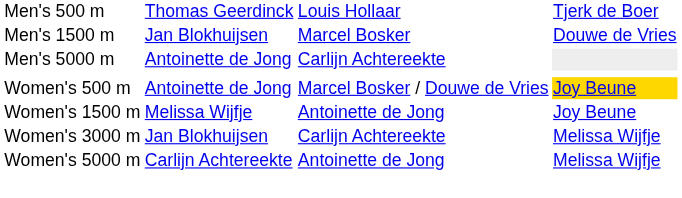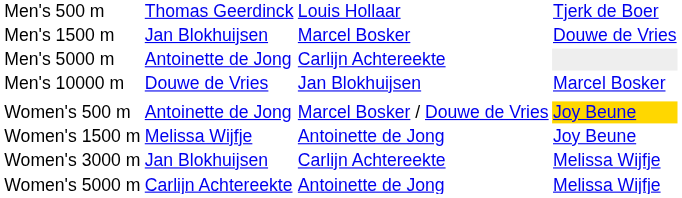+ row: (64, 83)
